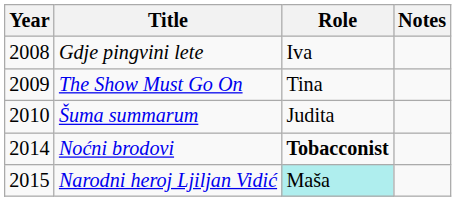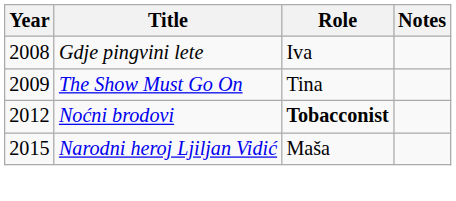- row: (129, 116)
(29, 148) 2014 -> (29, 116) 2012
(308, 180) paleturquoise background -> (308, 148) no background
